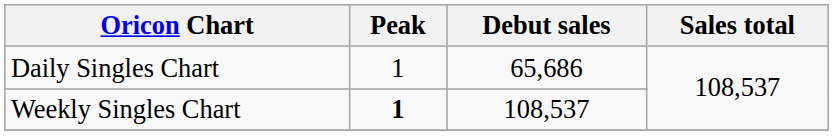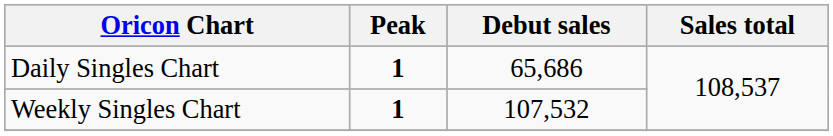(398, 67) normal -> (398, 67) bold
(546, 109) 108,537 -> (546, 109) 107,532
